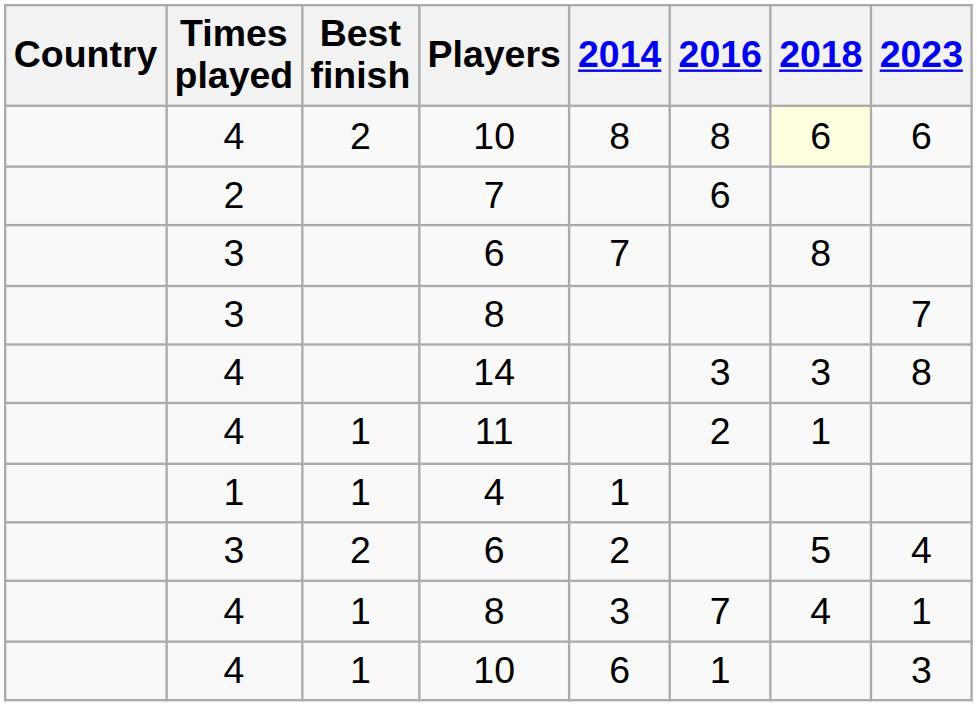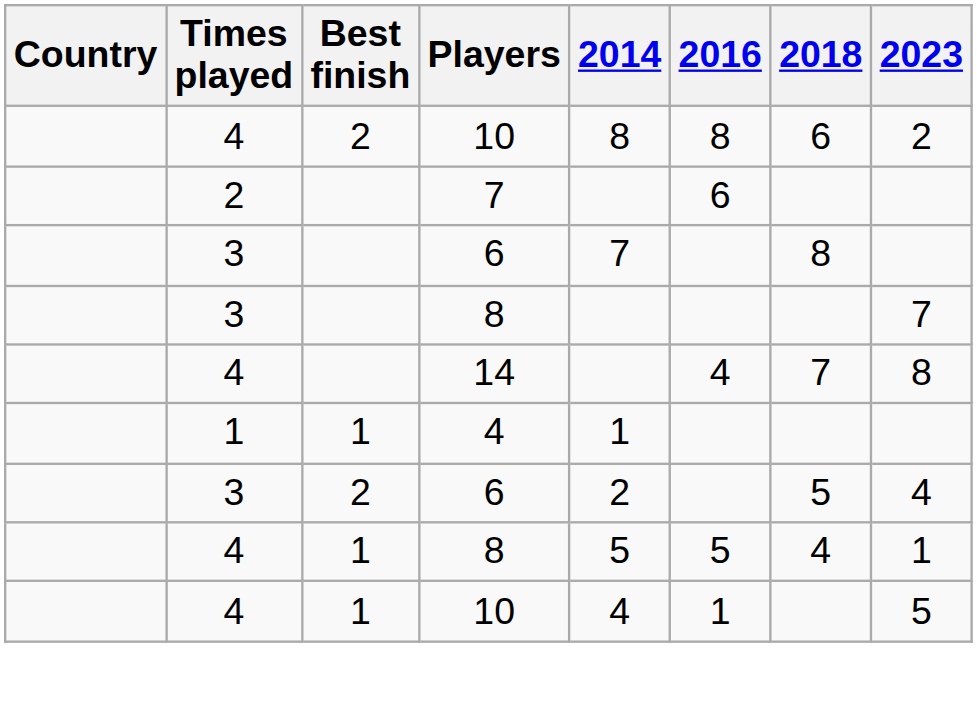(821, 135) lightyellow background -> (821, 135) no background
(921, 135) 6 -> (921, 135) 2
(720, 373) 3 -> (720, 373) 4
(821, 373) 3 -> (821, 373) 7
- row: (360, 432)
(620, 610) 3 -> (620, 551) 5
(720, 610) 7 -> (720, 551) 5
(620, 670) 6 -> (620, 610) 4
(921, 670) 3 -> (921, 610) 5
